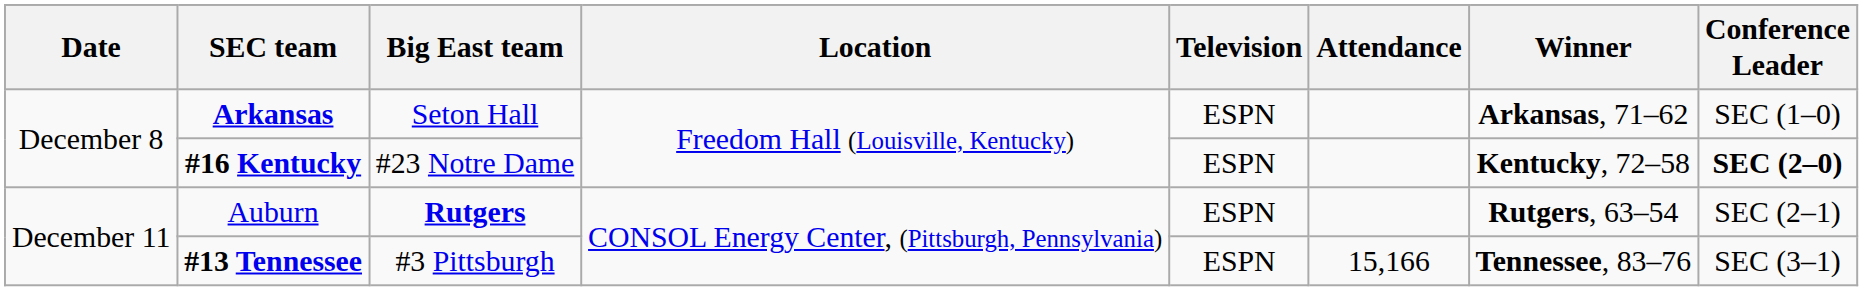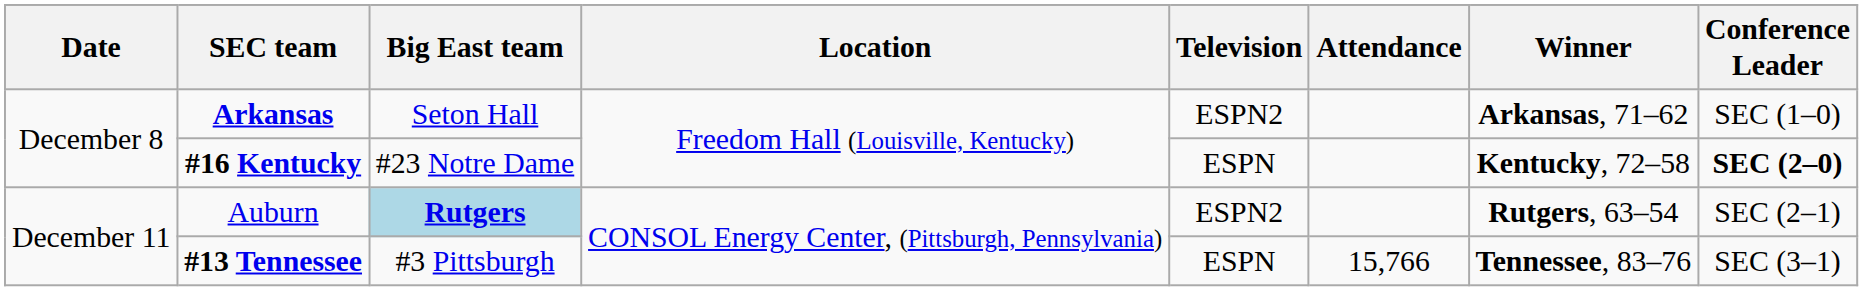(1239, 113) ESPN -> (1239, 113) ESPN2
(475, 211) no background -> (475, 211) lightblue background
(1239, 211) ESPN -> (1239, 211) ESPN2
(1389, 261) 15,166 -> (1389, 261) 15,766
